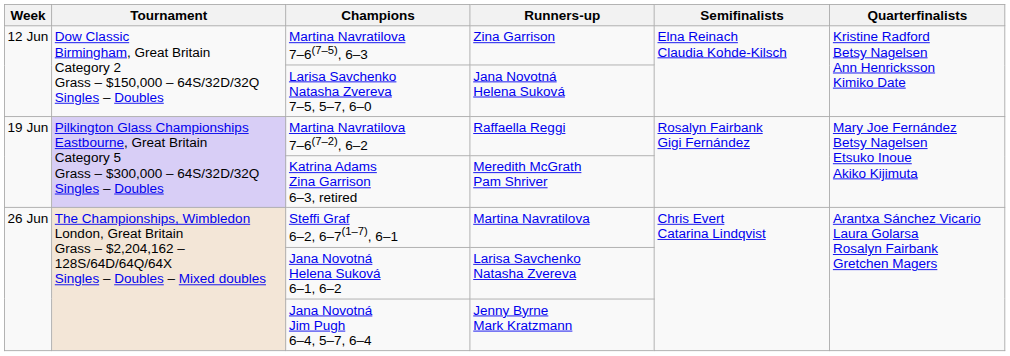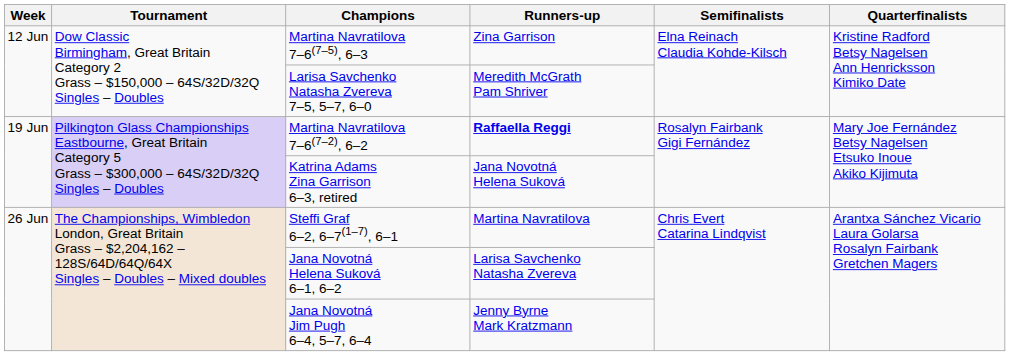(519, 84) Jana Novotná Helena Suková -> (527, 84) Meredith McGrath Pam Shriver
(519, 128) normal -> (522, 128) bold
(527, 175) Meredith McGrath Pam Shriver -> (519, 175) Jana Novotná Helena Suková
